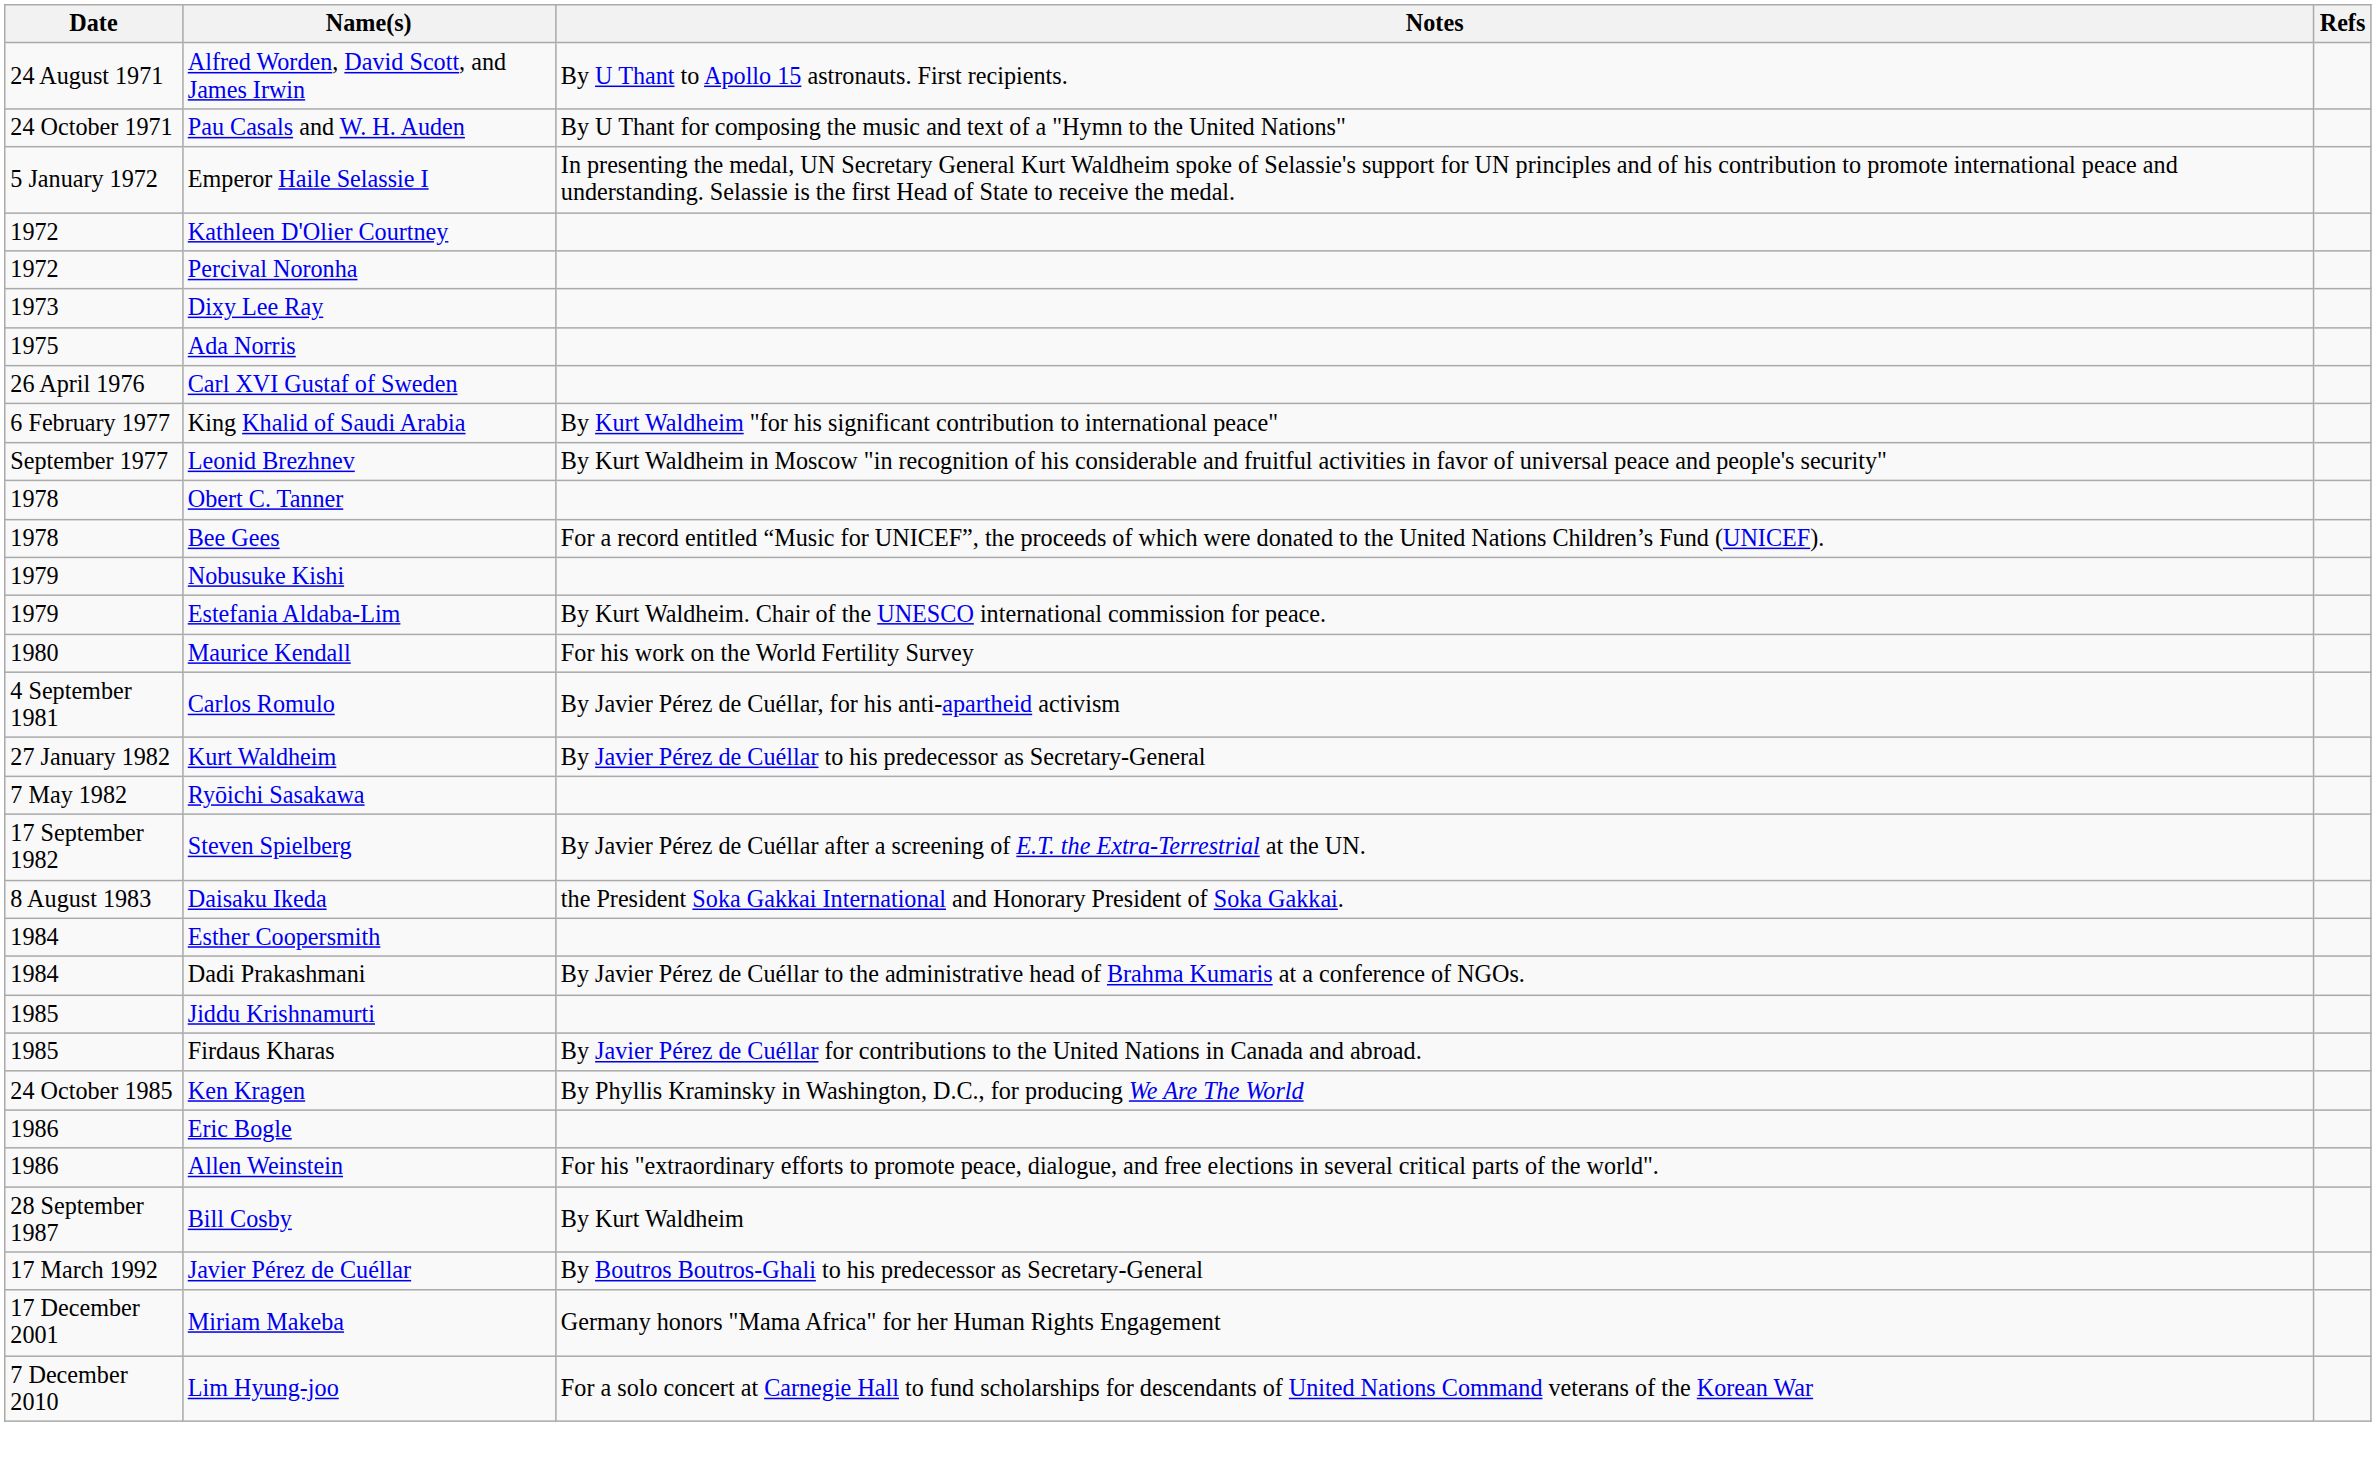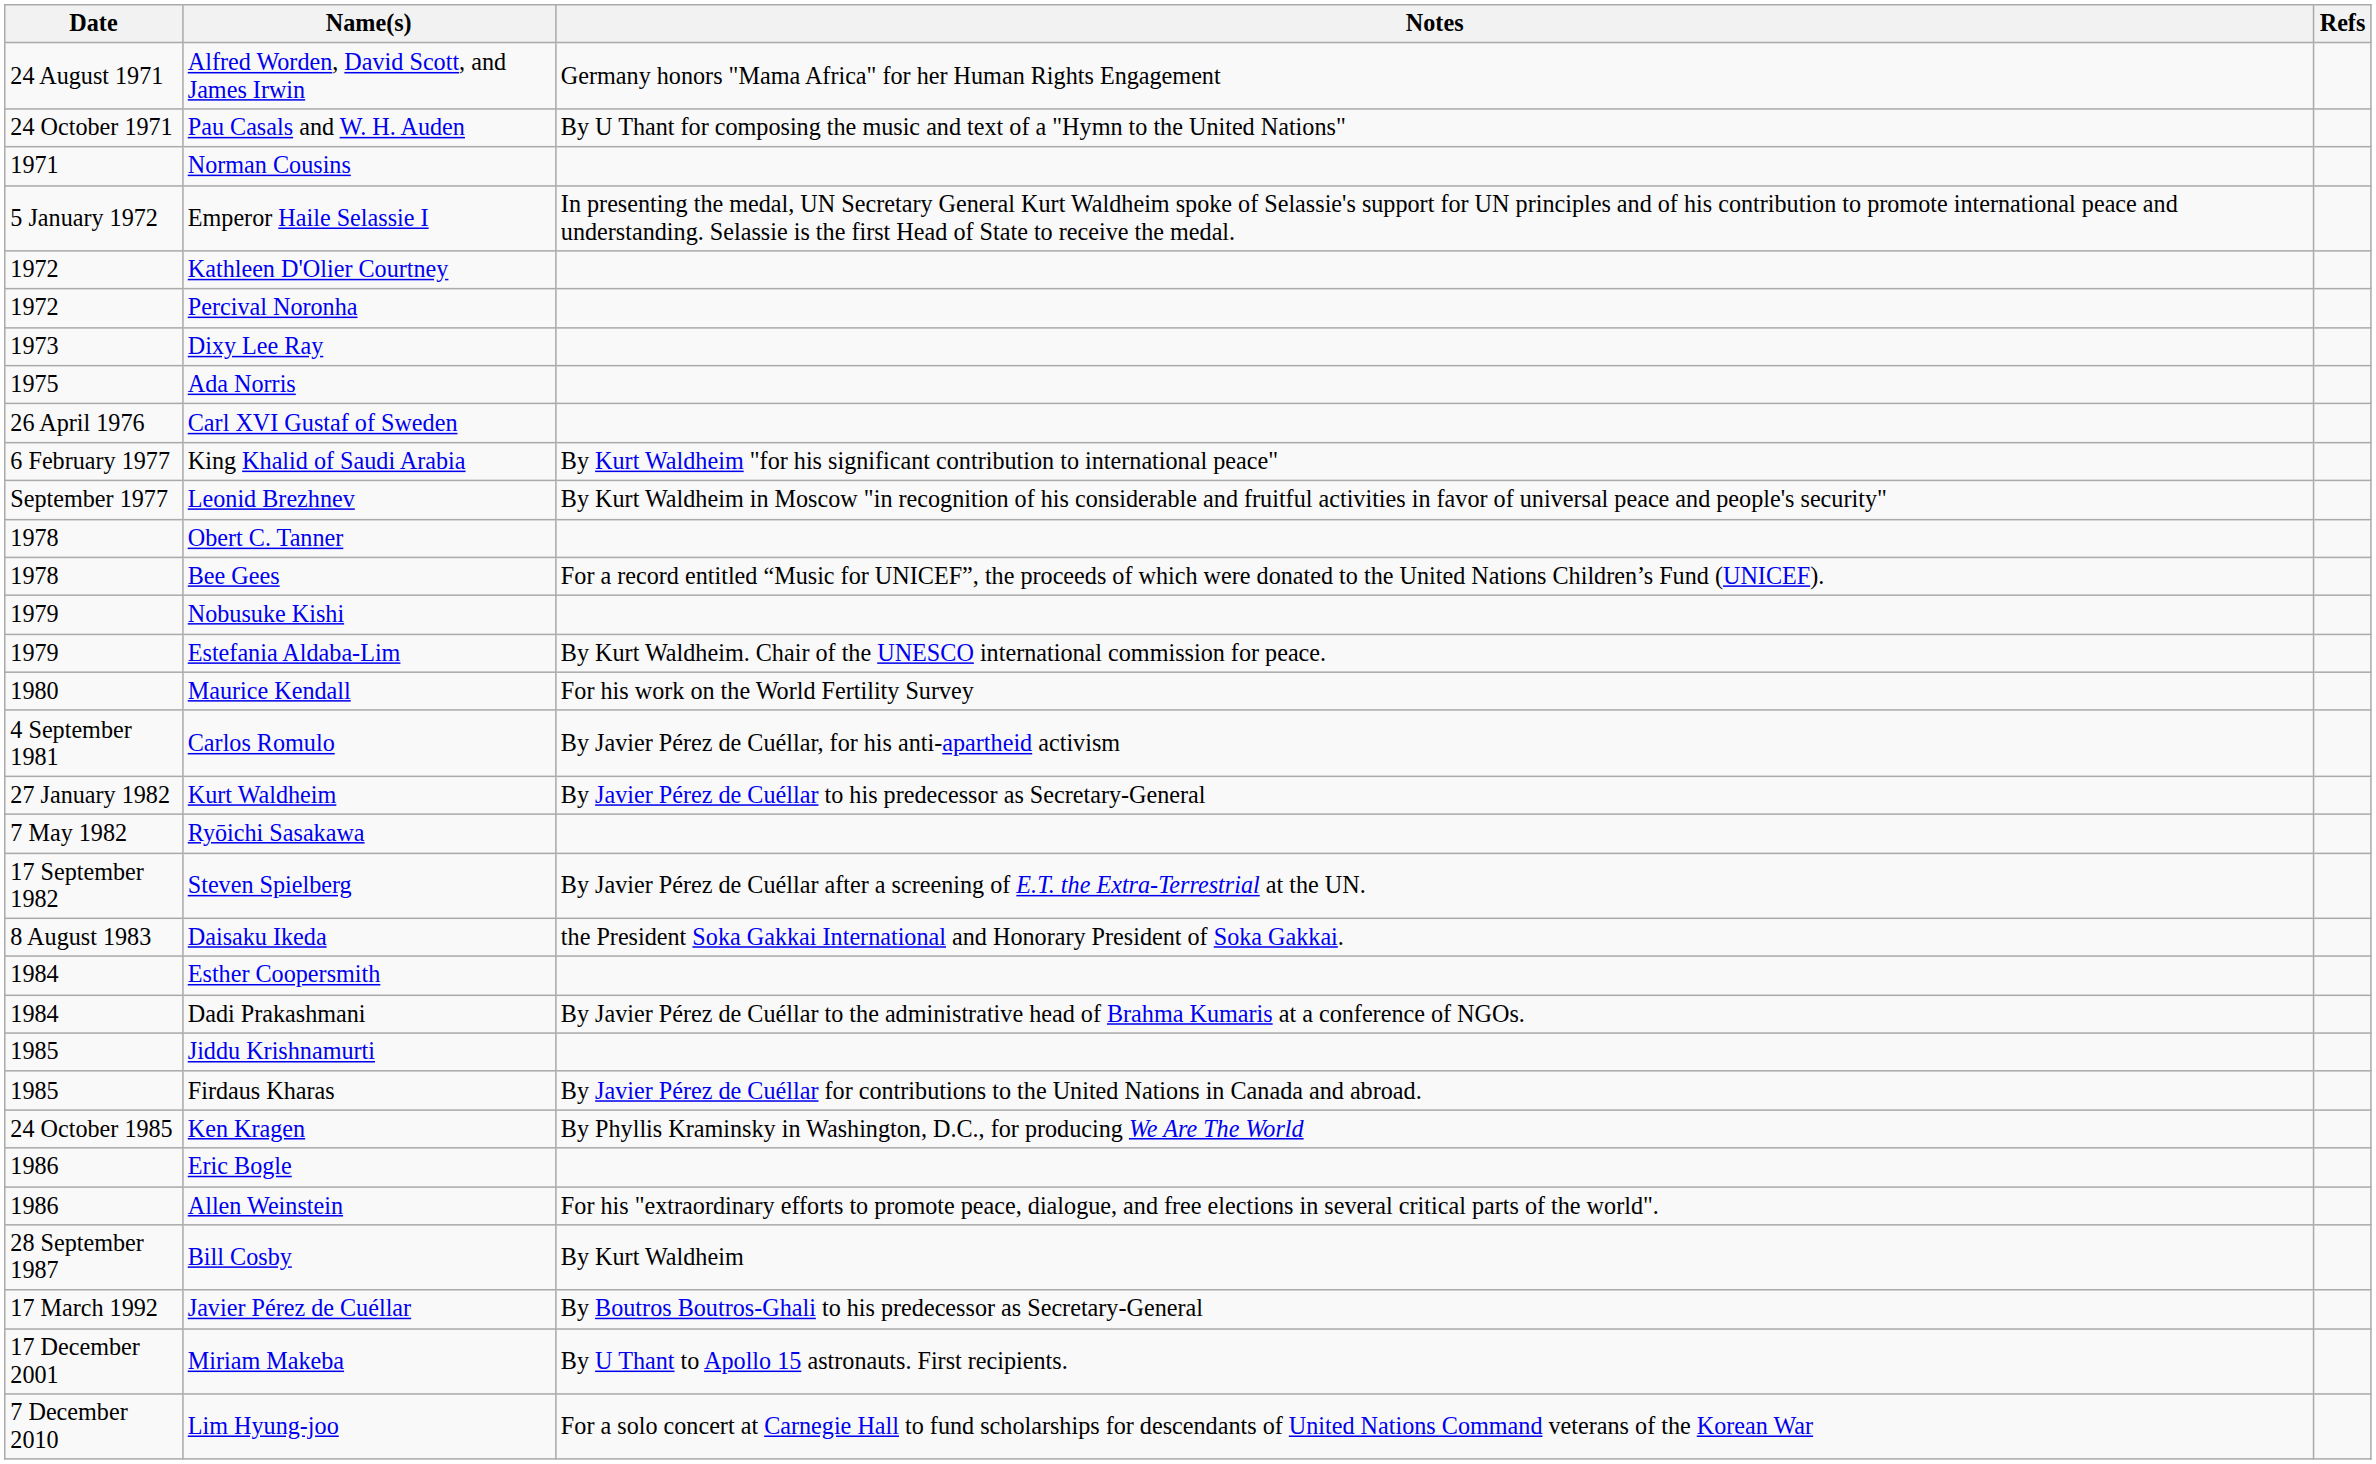(814, 75) By U Thant to Apollo 15 astronauts. First recipients. -> (891, 75) Germany honors "Mama Africa" for her Human Rights Engagement
+ row: (269, 165)
(891, 1322) Germany honors "Mama Africa" for her Human Rights Engagement -> (814, 1360) By U Thant to Apollo 15 astronauts. First recipients.
